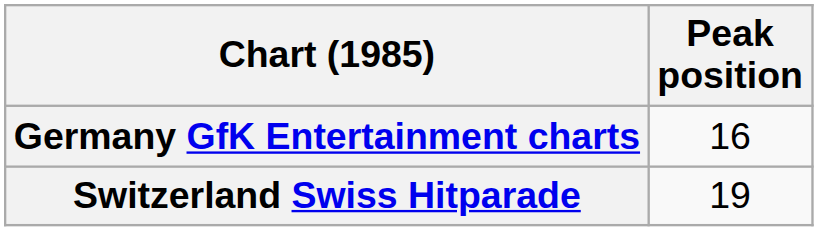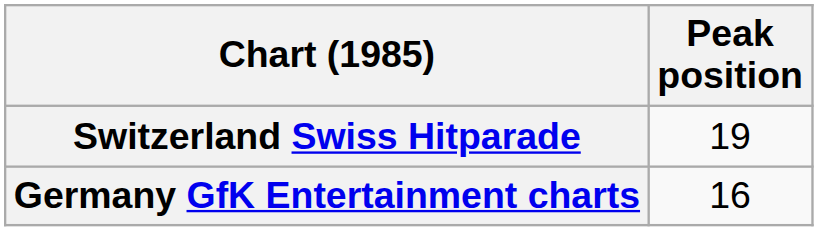rows swapped: (327, 195) <-> (327, 135)
